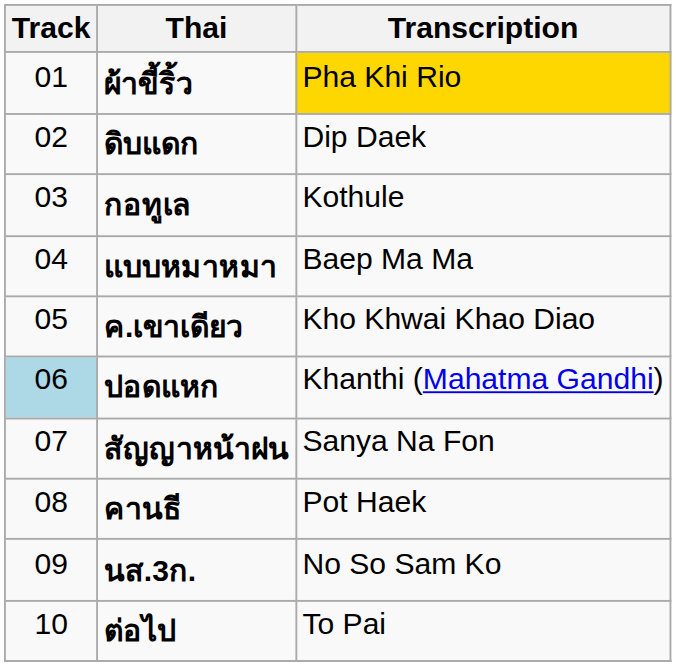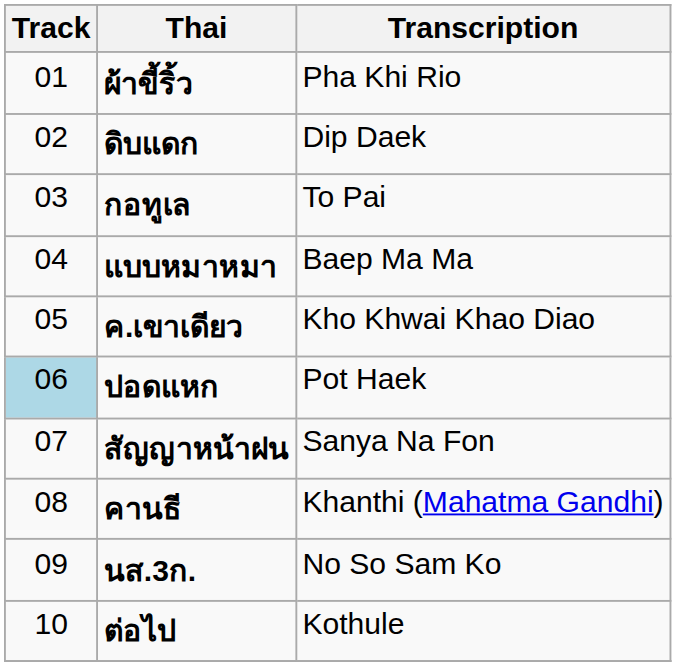(382, 76) gold background -> (382, 76) no background
(353, 197) Kothule -> (344, 197) To Pai
(483, 380) Khanthi (Mahatma Gandhi) -> (364, 380) Pot Haek
(364, 502) Pot Haek -> (483, 502) Khanthi (Mahatma Gandhi)
(344, 623) To Pai -> (353, 623) Kothule
